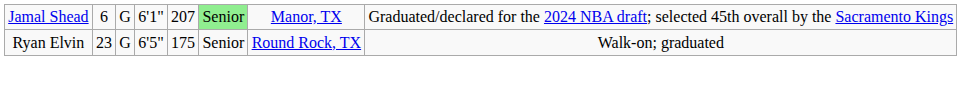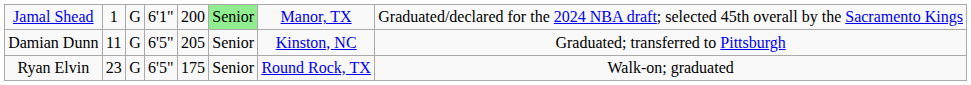(104, 17) 6 -> (114, 17) 1
(183, 17) 207 -> (193, 17) 200
+ row: (53, 42)
